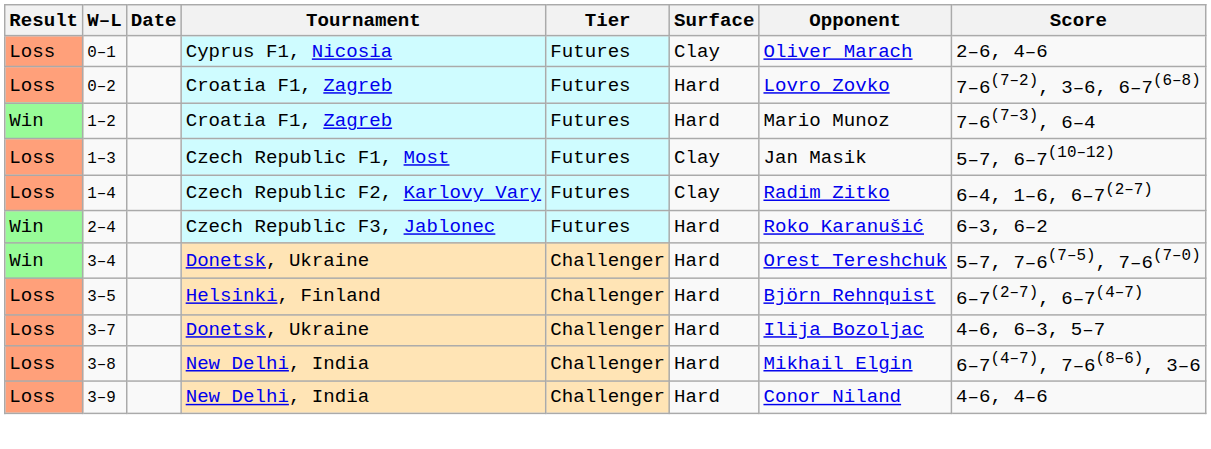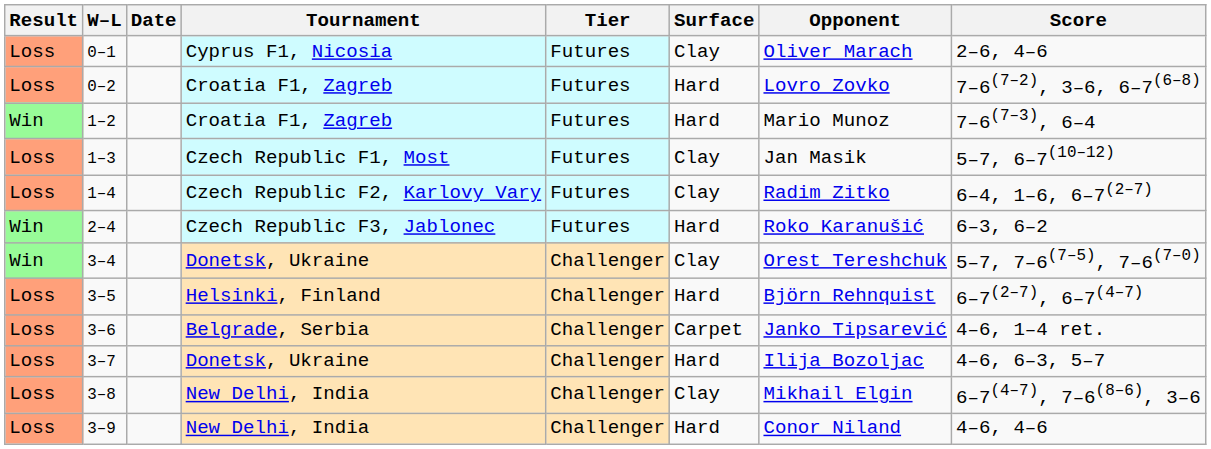(697, 260) Hard -> (697, 260) Clay
+ row: (102, 331)
(697, 364) Hard -> (697, 395) Clay
